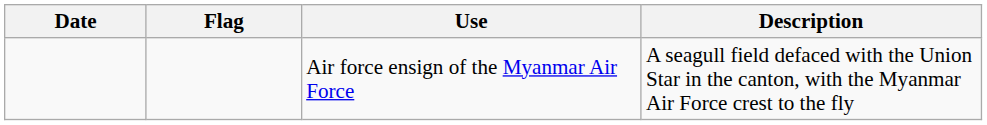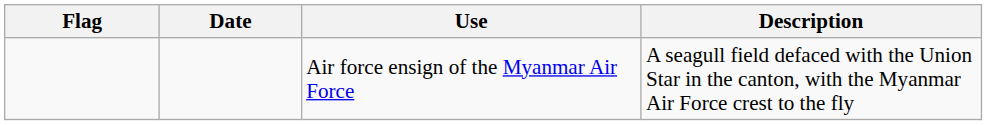columns swapped: (224, 21) <-> (76, 21)
